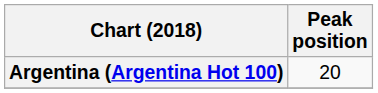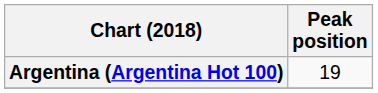(330, 72) 20 -> (330, 72) 19
